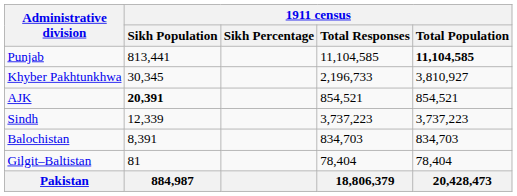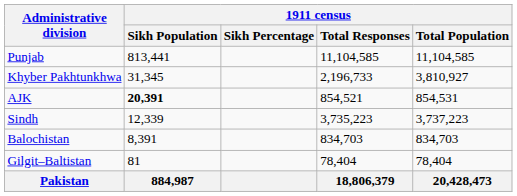(445, 56) bold -> (445, 56) normal
(146, 77) 30,345 -> (146, 77) 31,345
(437, 98) 854,521 -> (437, 98) 854,531
(346, 118) 3,737,223 -> (346, 118) 3,735,223
